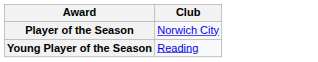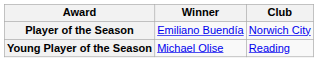+ column: (200, 13)
